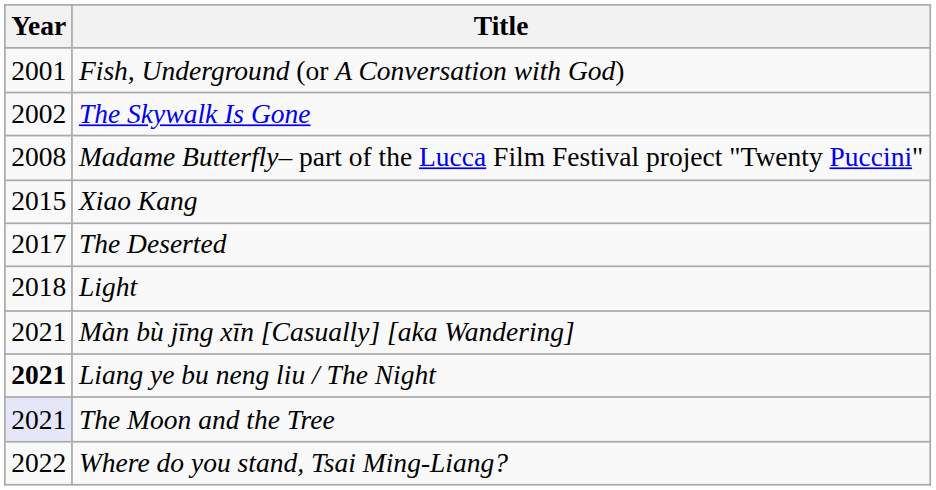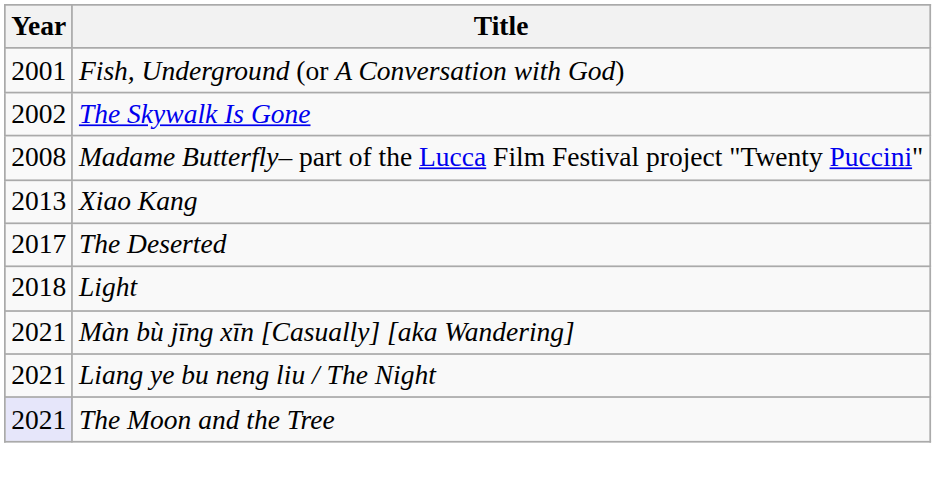(39, 200) 2015 -> (39, 200) 2013
(39, 375) bold -> (39, 375) normal
- row: (293, 462)
